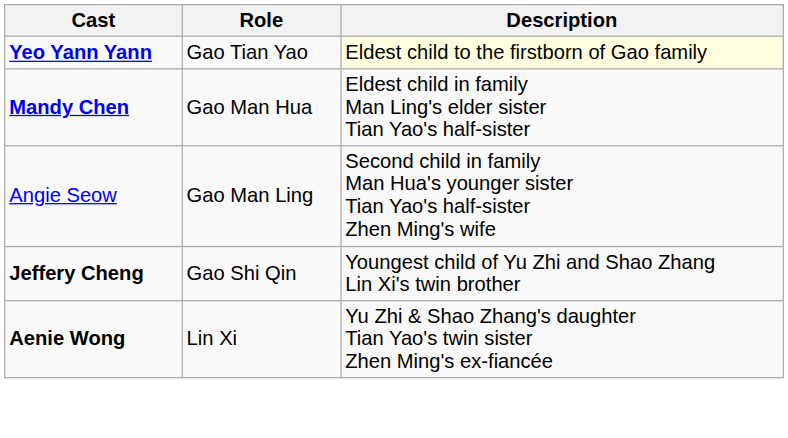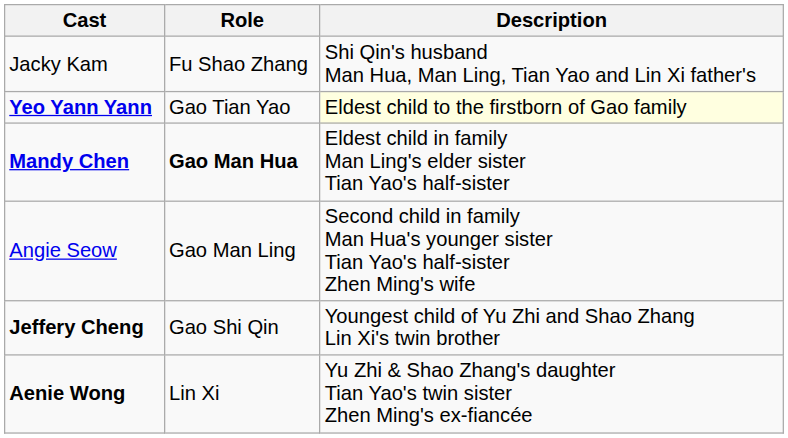+ row: (59, 63)
(249, 107) normal -> (233, 161) bold
